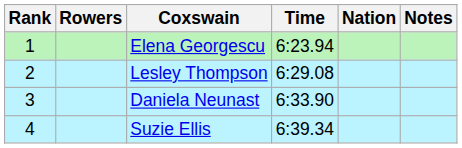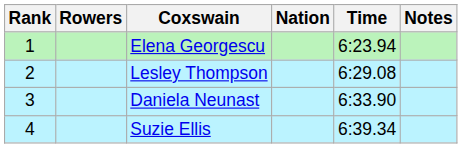columns swapped: (369, 18) <-> (305, 18)
